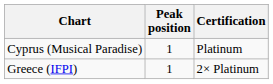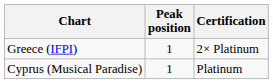rows swapped: (42, 68) <-> (75, 48)
